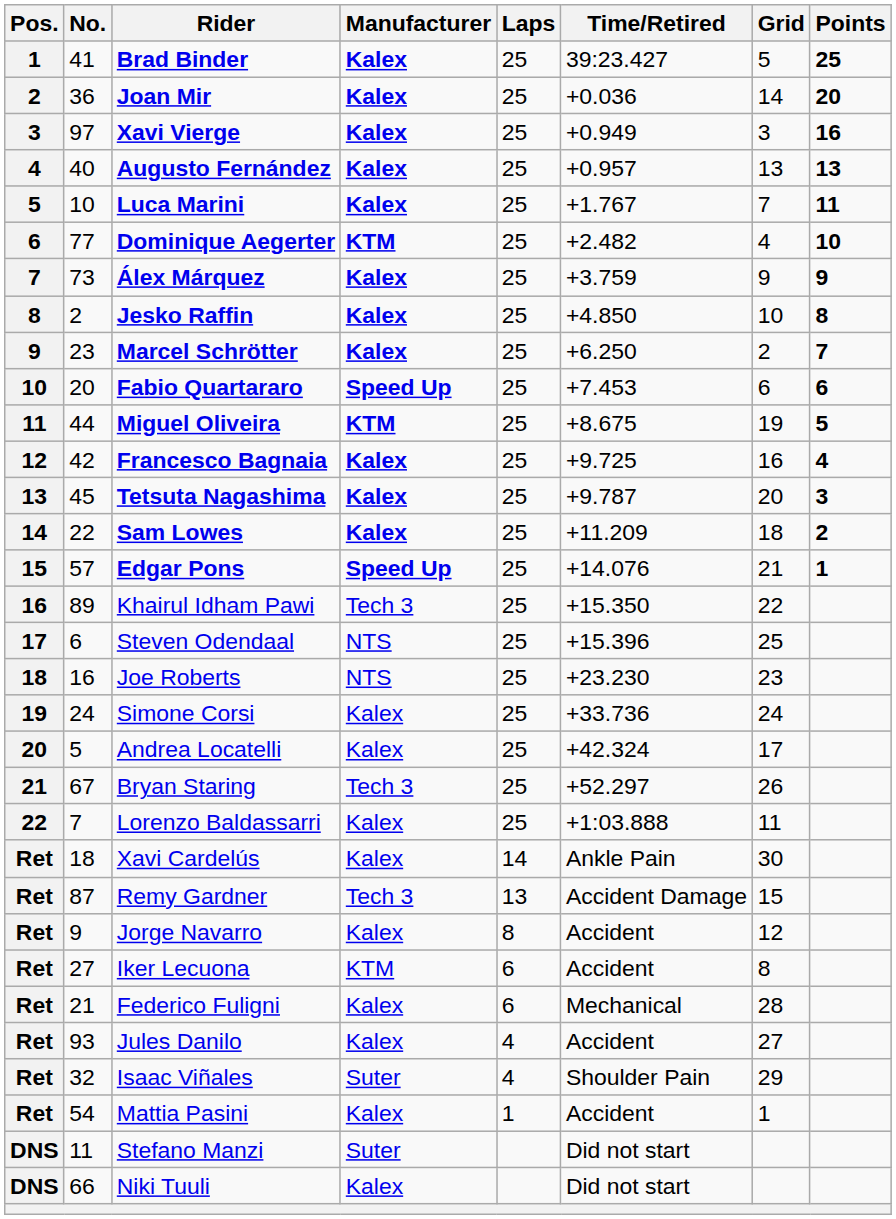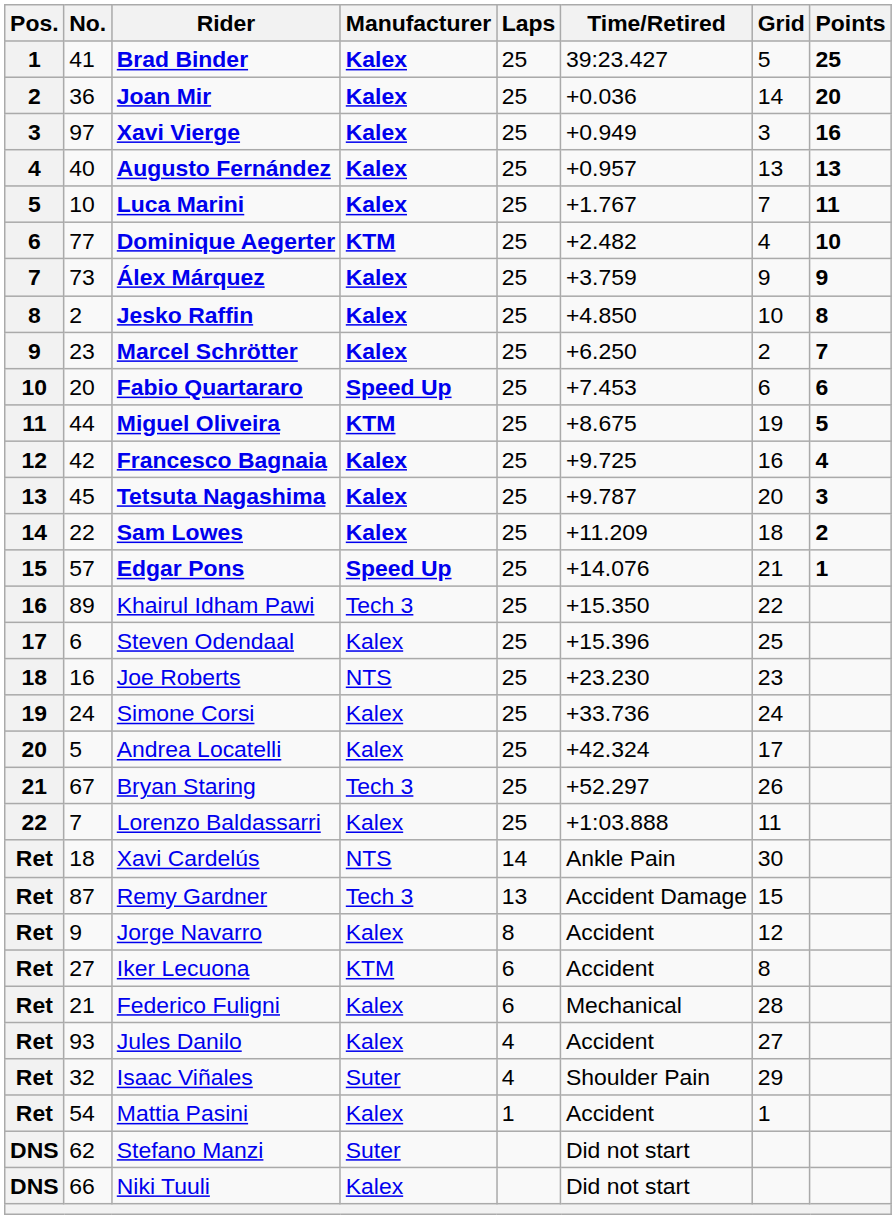(369, 641) NTS -> (374, 641) Kalex
(374, 859) Kalex -> (369, 859) NTS
(81, 1149) 11 -> (82, 1149) 62
